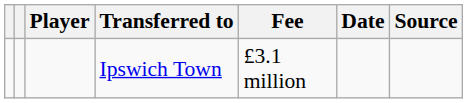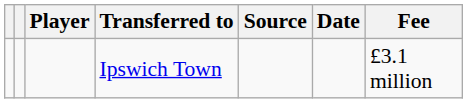columns swapped: (287, 21) <-> (426, 21)
